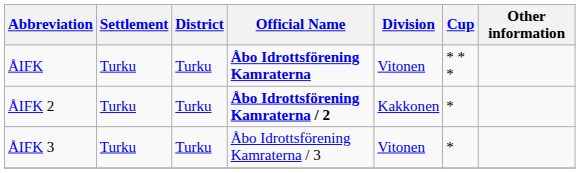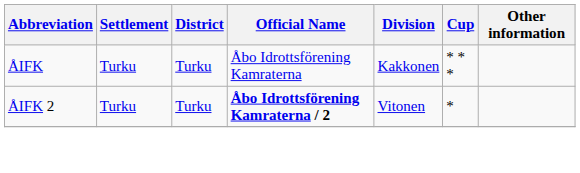(295, 65) bold -> (291, 65) normal
(401, 65) Vitonen -> (408, 65) Kakkonen
(408, 106) Kakkonen -> (401, 106) Vitonen
- row: (31, 147)
